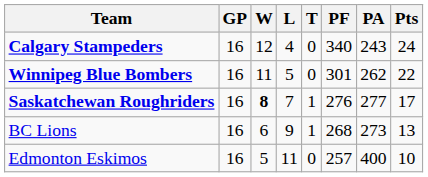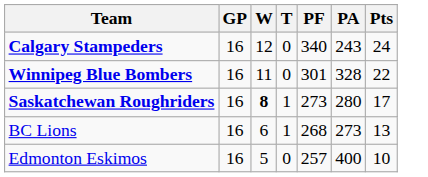- column: (289, 18)
(373, 74) 262 -> (348, 74) 328
(339, 102) 276 -> (314, 102) 273
(373, 102) 277 -> (348, 102) 280
